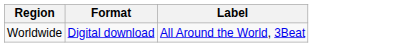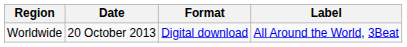+ column: (112, 13)
